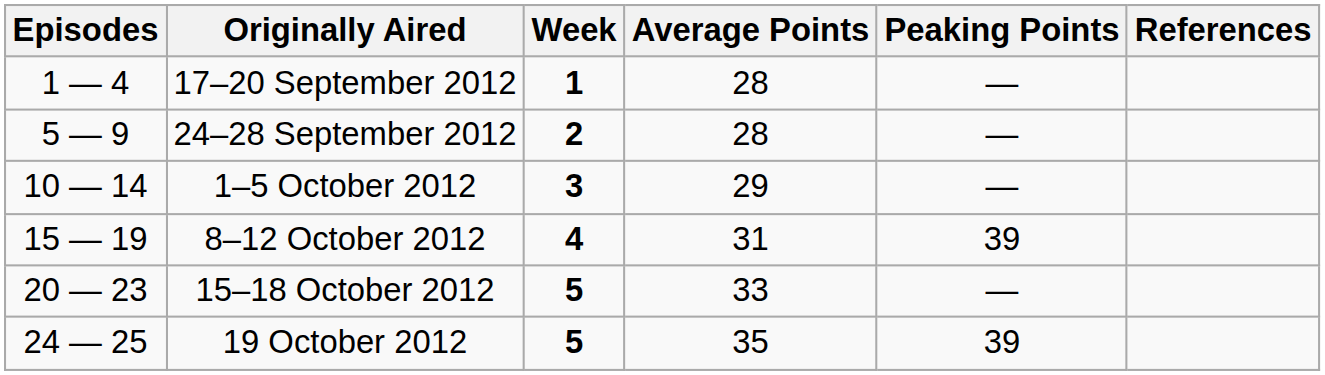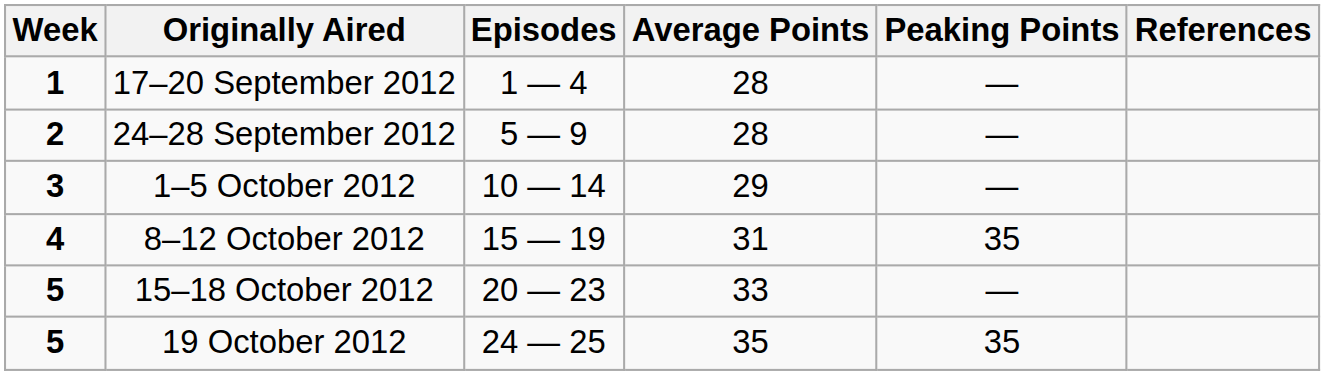columns swapped: (574, 30) <-> (86, 30)
(1002, 238) 39 -> (1002, 238) 35
(1002, 342) 39 -> (1002, 342) 35
